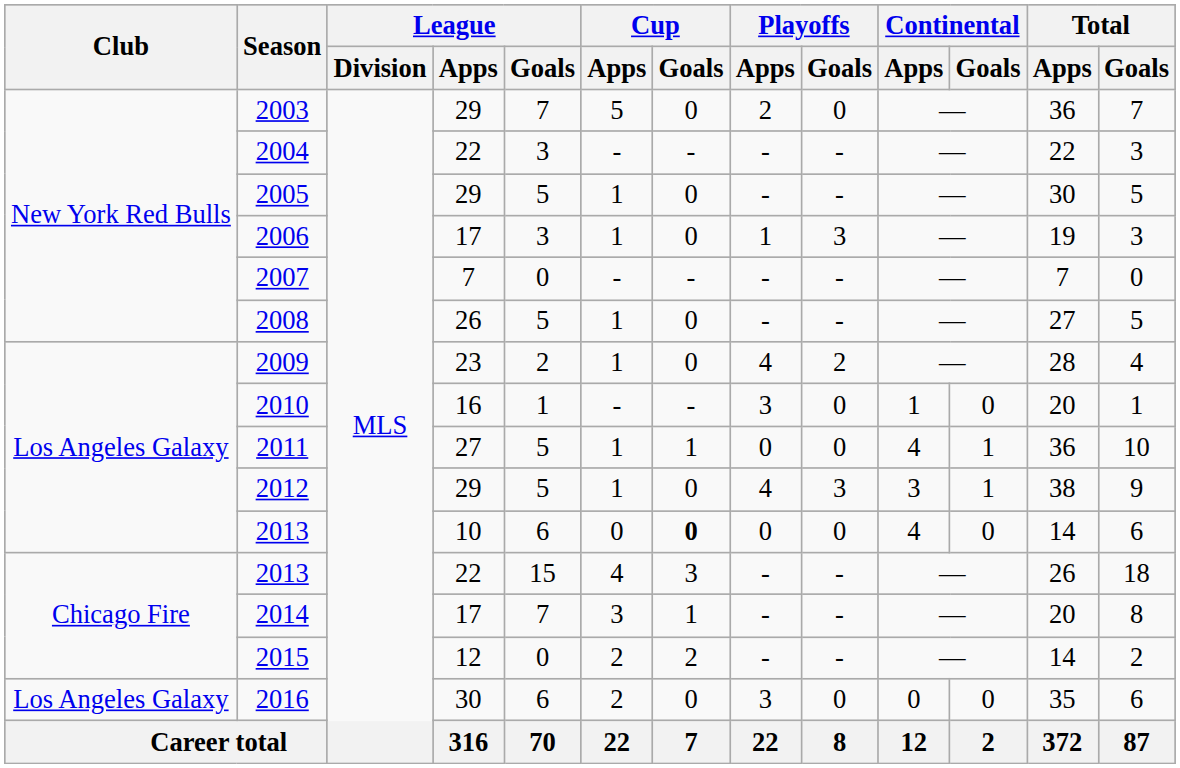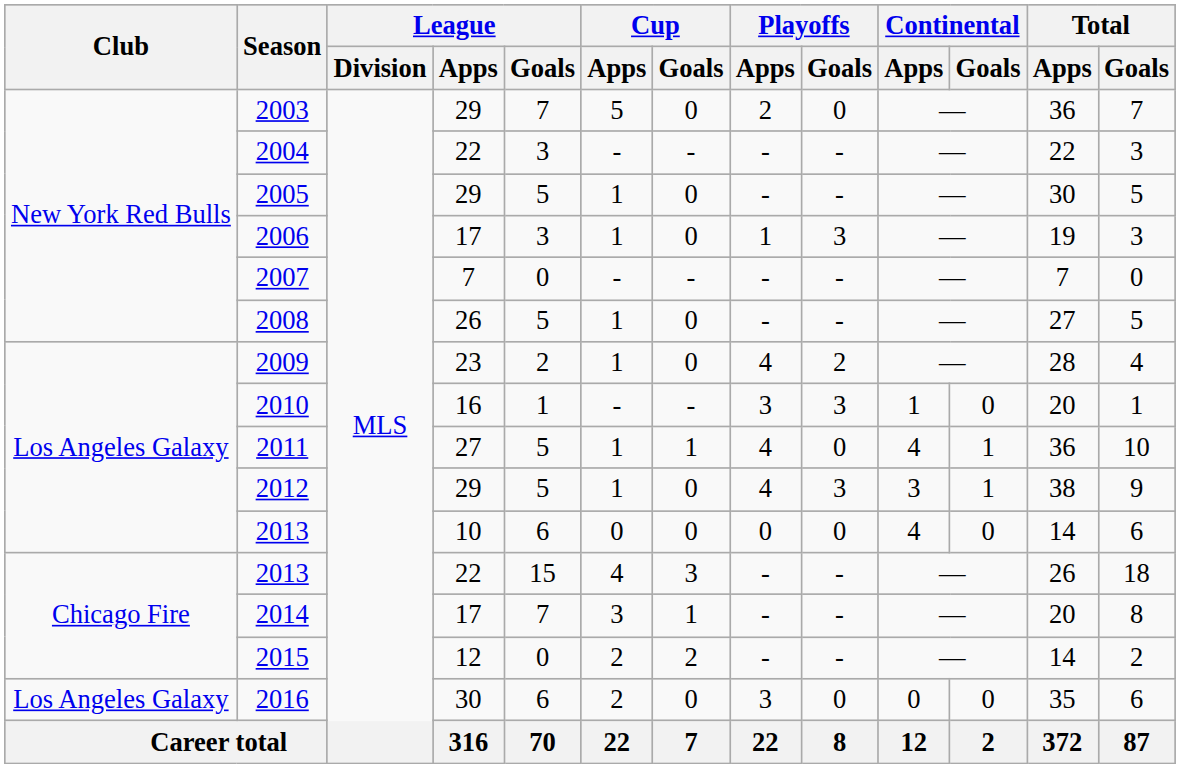(840, 404) 0 -> (840, 404) 3
(765, 446) 0 -> (765, 446) 4
(691, 531) bold -> (691, 531) normal
